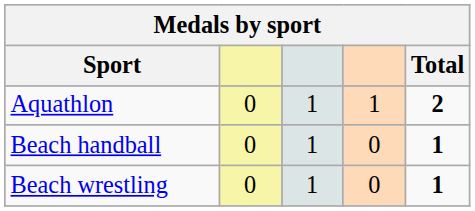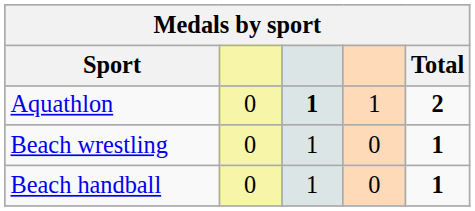(312, 105) normal -> (312, 105) bold
rows swapped: (86, 145) <-> (89, 185)
